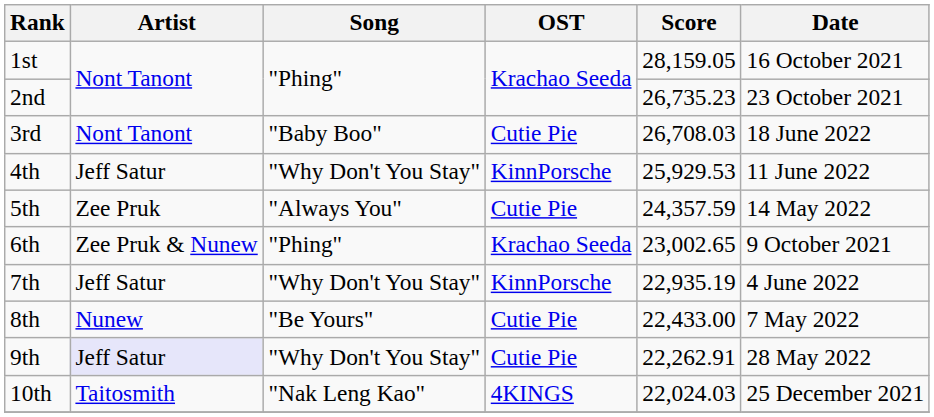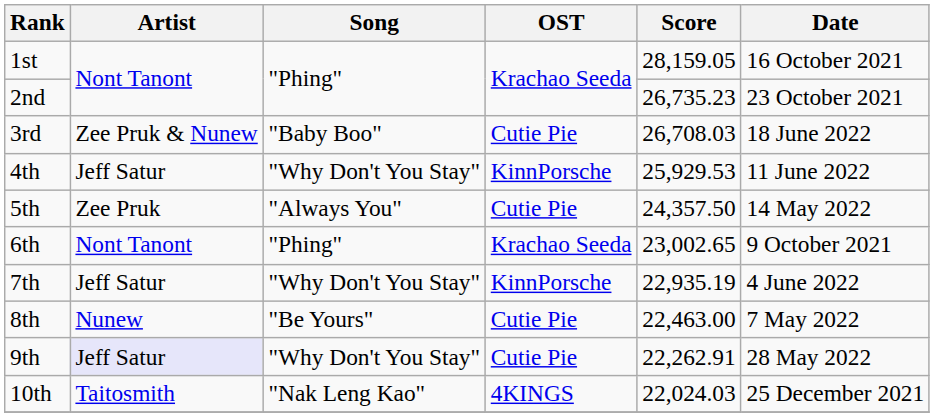(134, 134) Nont Tanont -> (167, 134) Zee Pruk & Nunew
(689, 208) 24,357.59 -> (689, 208) 24,357.50
(167, 245) Zee Pruk & Nunew -> (134, 245) Nont Tanont
(689, 319) 22,433.00 -> (689, 319) 22,463.00
